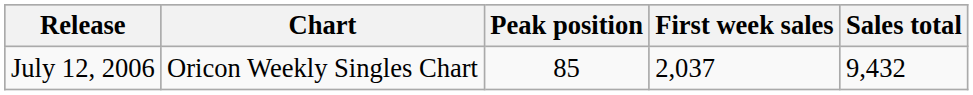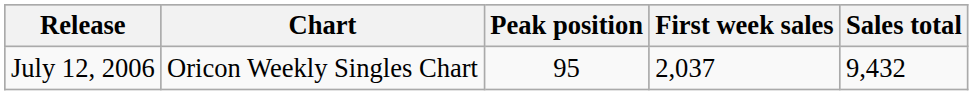(567, 67) 85 -> (567, 67) 95
